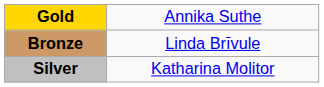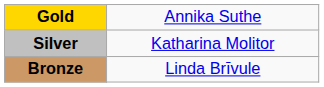rows swapped: (56, 69) <-> (56, 43)
